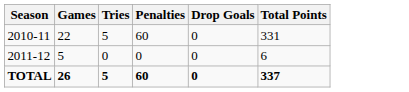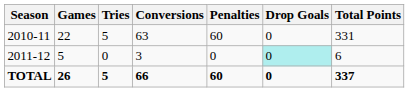+ column: (170, 14)
(194, 55) no background -> (269, 55) paleturquoise background
